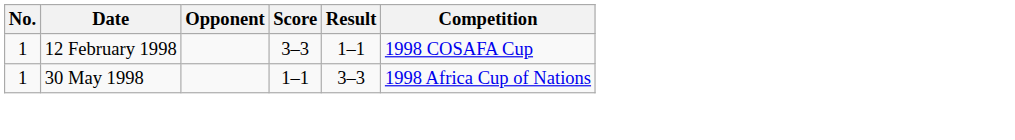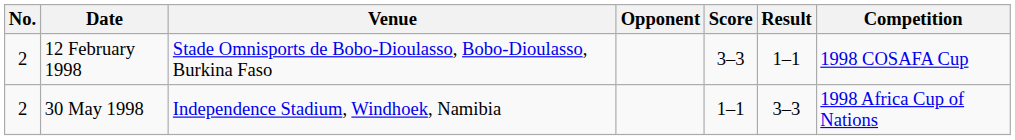+ column: (392, 19)
(23, 48) 1 -> (23, 59) 2
(23, 78) 1 -> (23, 109) 2
